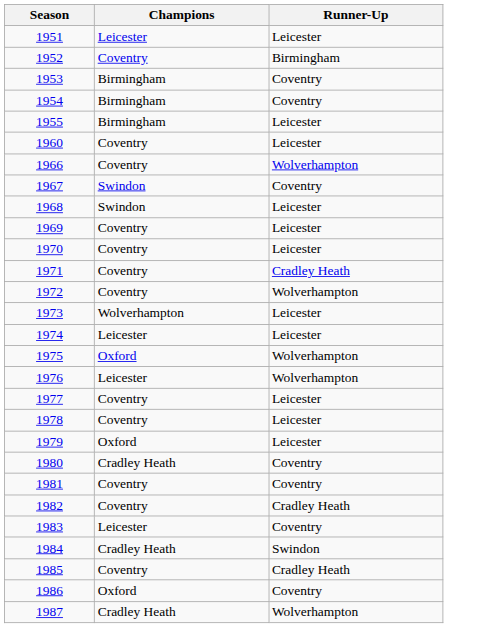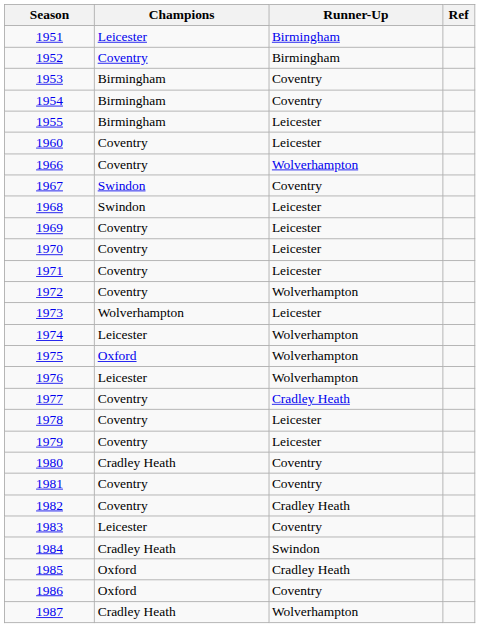+ column: (459, 15)
(297, 36) Leicester -> (306, 36) Birmingham
(311, 270) Cradley Heath -> (297, 270) Leicester
(297, 334) Leicester -> (315, 334) Wolverhampton
(297, 398) Leicester -> (311, 398) Cradley Heath
(117, 441) Oxford -> (123, 441) Coventry
(123, 569) Coventry -> (117, 569) Oxford
